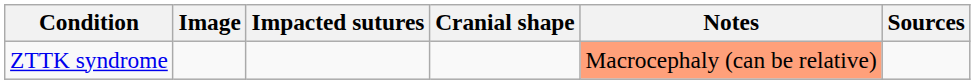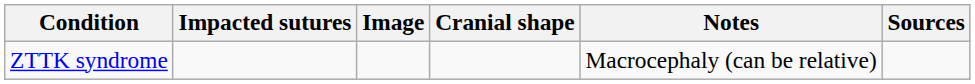columns swapped: (210, 23) <-> (338, 23)
(731, 60) lightsalmon background -> (731, 60) no background
